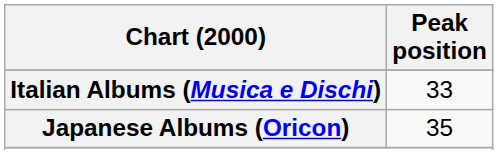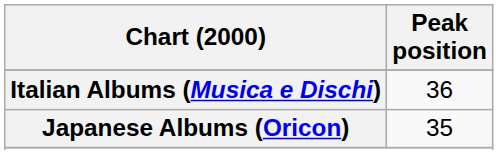(440, 89) 33 -> (440, 89) 36
